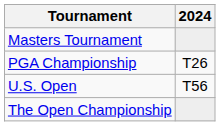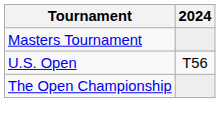- row: (72, 63)
